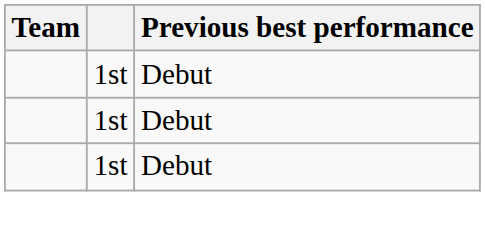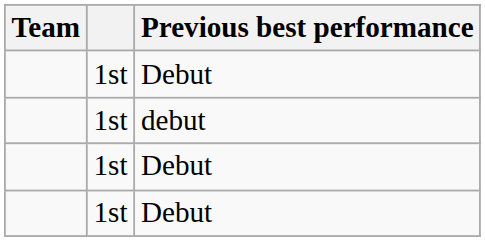+ row: (46, 120)
